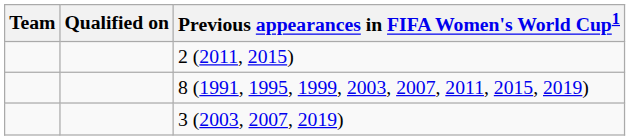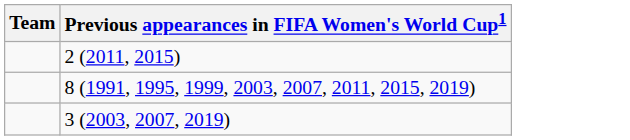- column: (117, 22)
